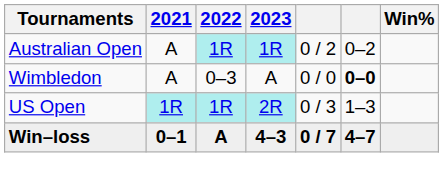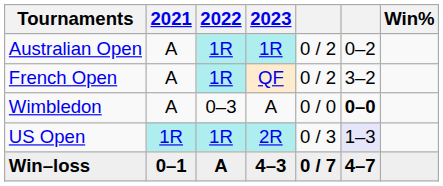+ row: (63, 78)
(360, 107) no background -> (360, 136) lavender background
